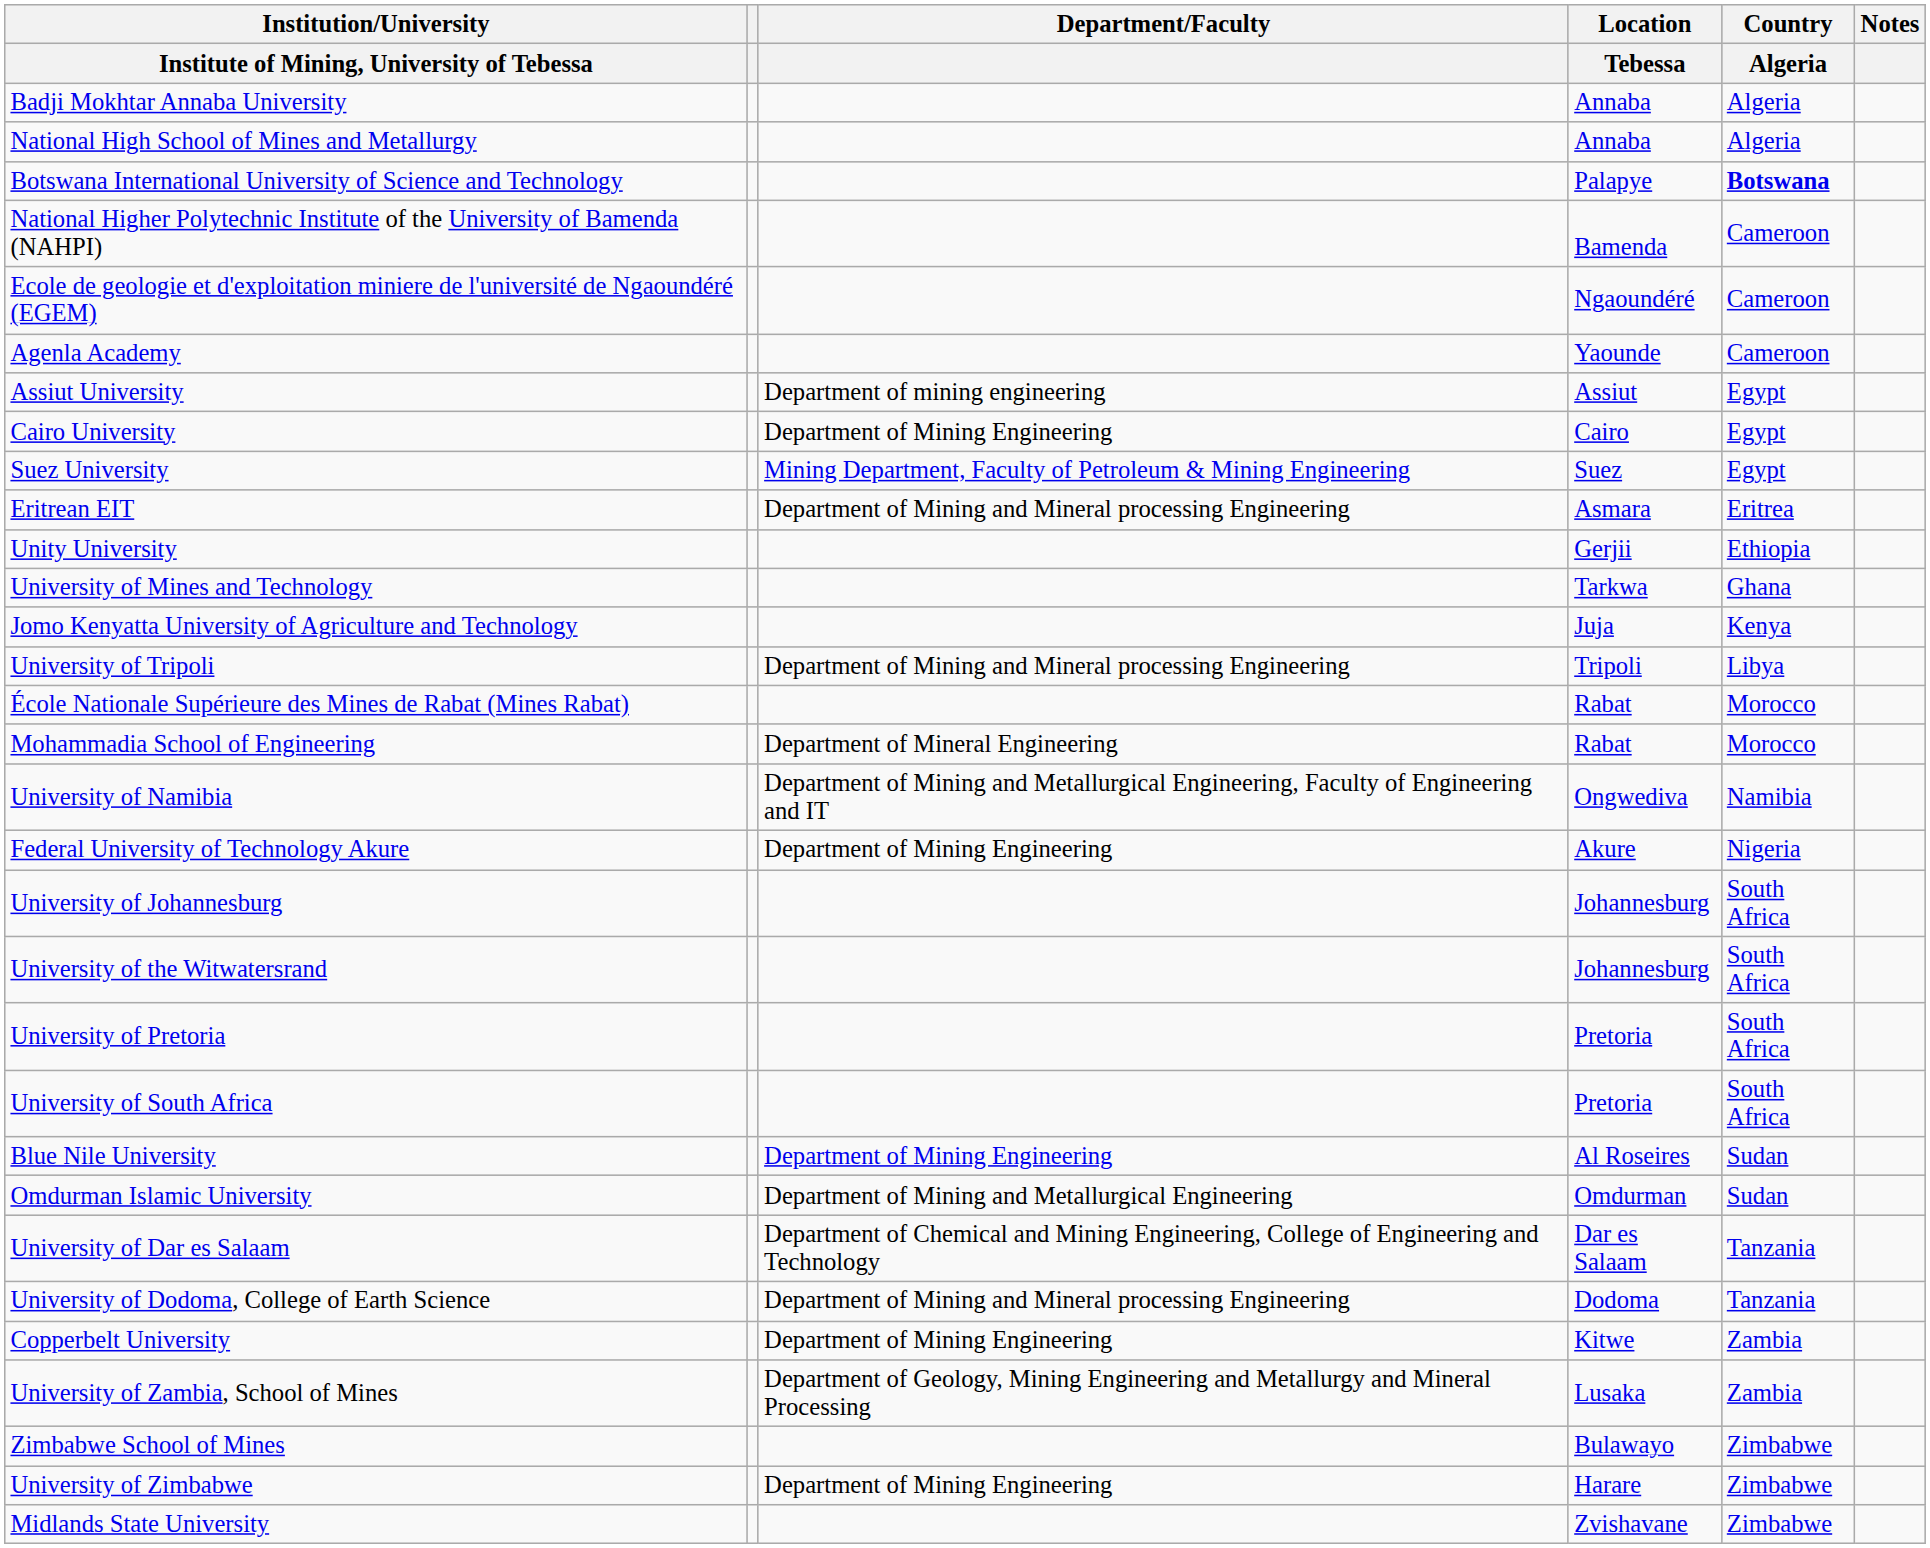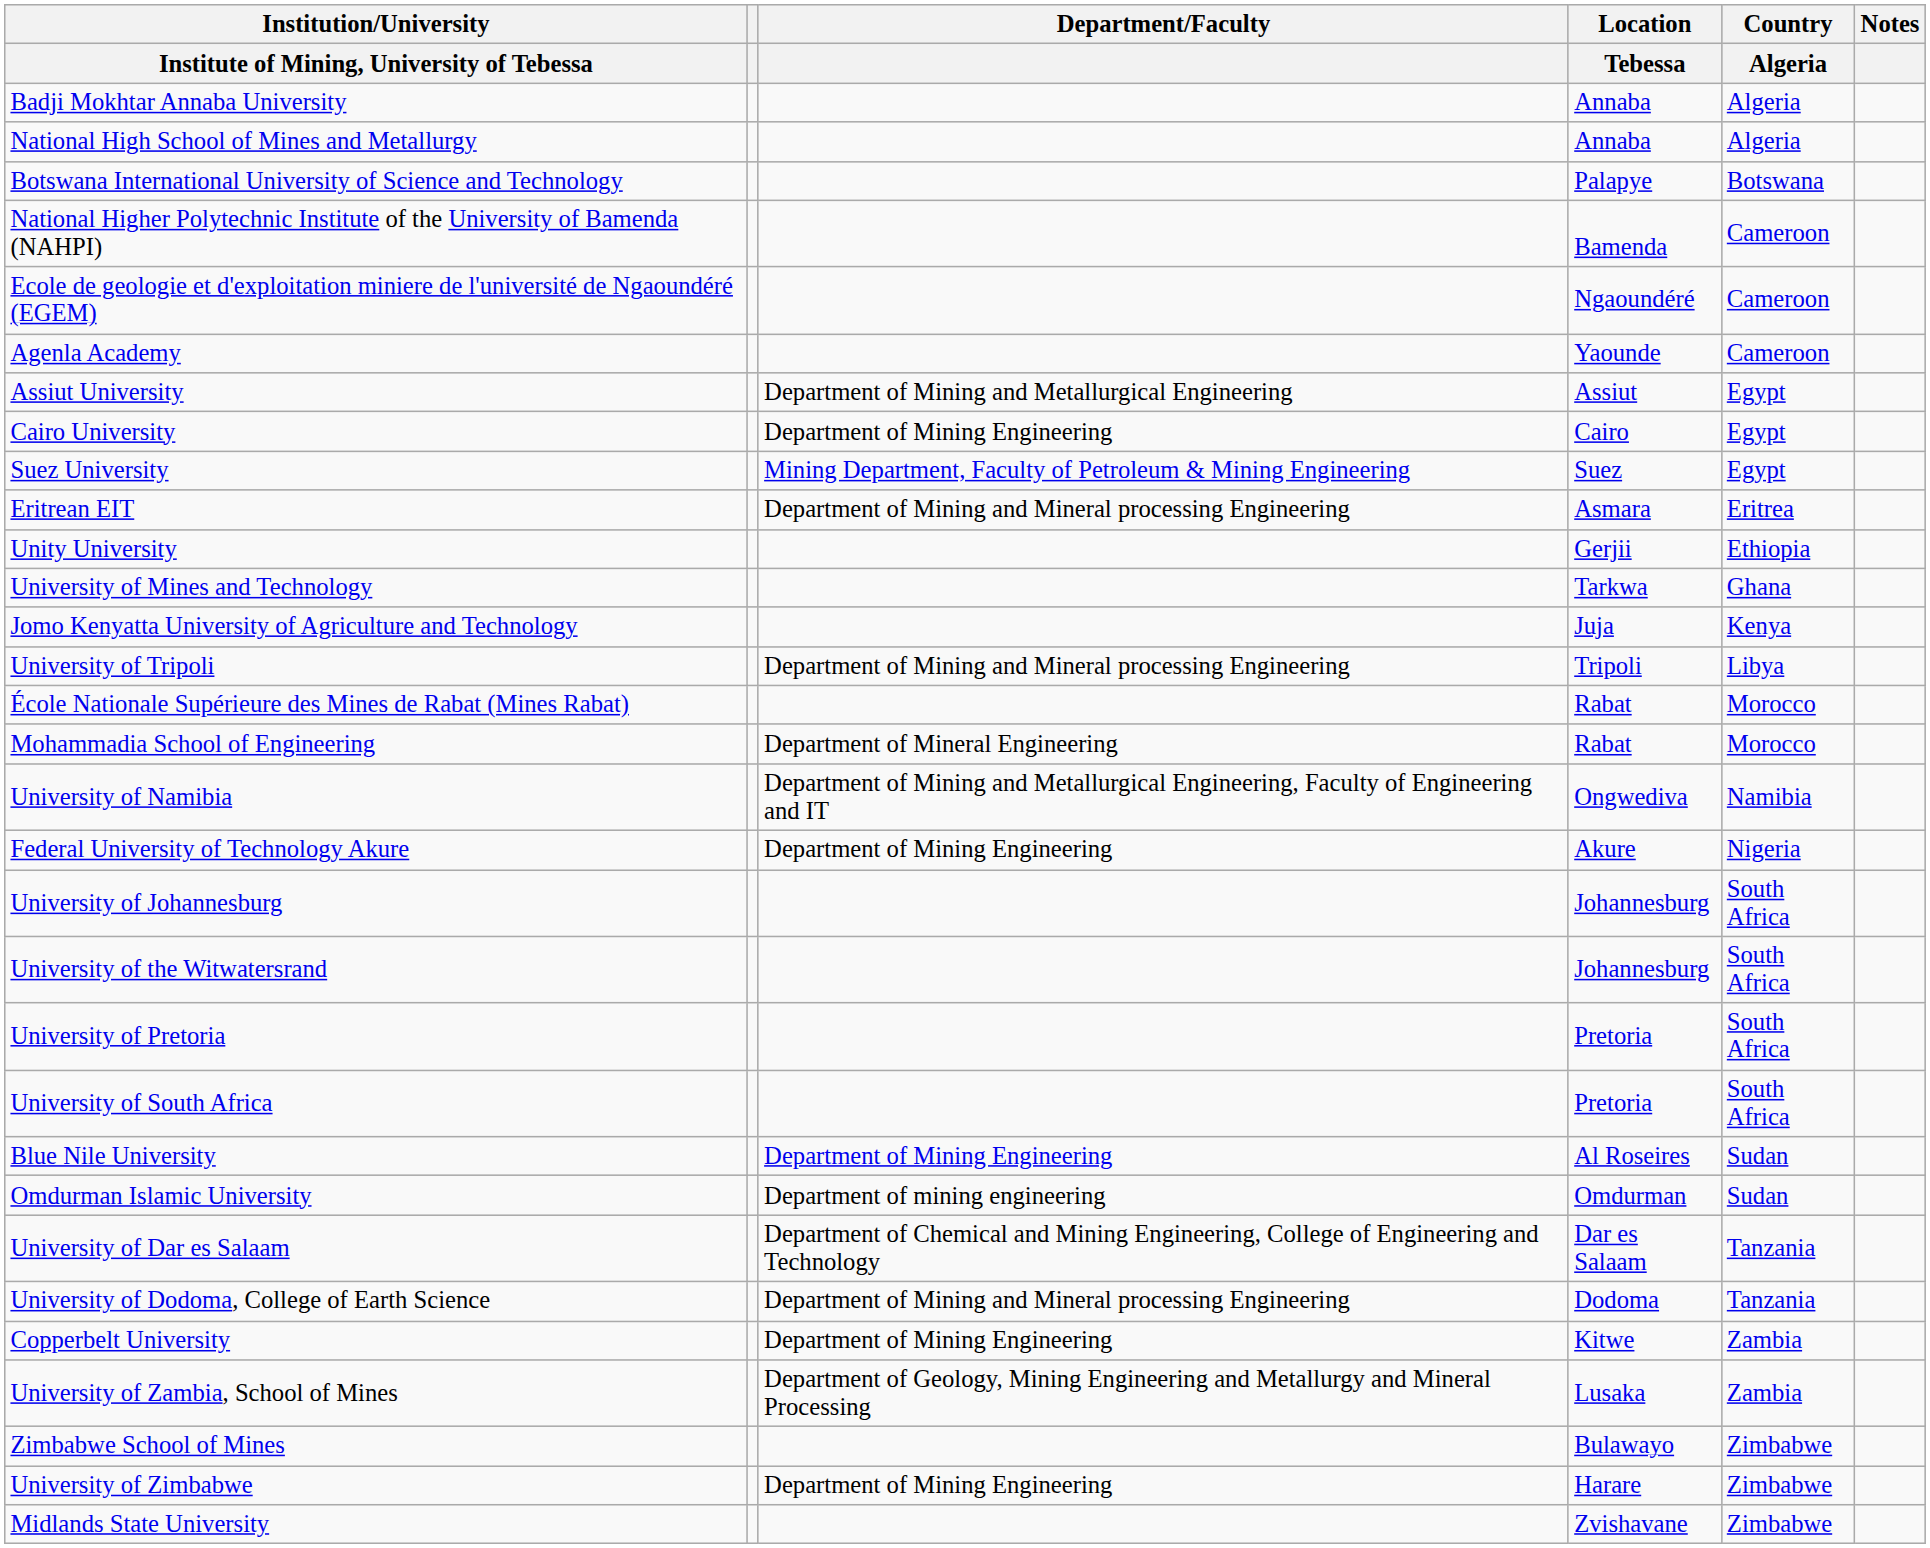(1778, 180) bold -> (1775, 180) normal
(935, 392) Department of mining engineering -> (1028, 392) Department of Mining and Metallurgical Engineering
(1028, 1195) Department of Mining and Metallurgical Engineering -> (935, 1195) Department of mining engineering
